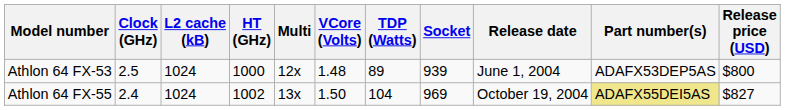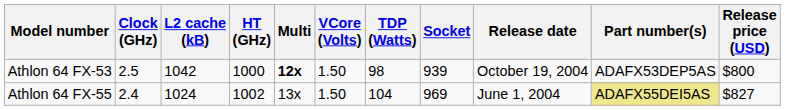(180, 71) 1024 -> (180, 71) 1042
(289, 71) normal -> (290, 71) bold
(332, 71) 1.48 -> (332, 71) 1.50
(376, 71) 89 -> (376, 71) 98
(519, 71) June 1, 2004 -> (533, 71) October 19, 2004
(533, 93) October 19, 2004 -> (519, 93) June 1, 2004
